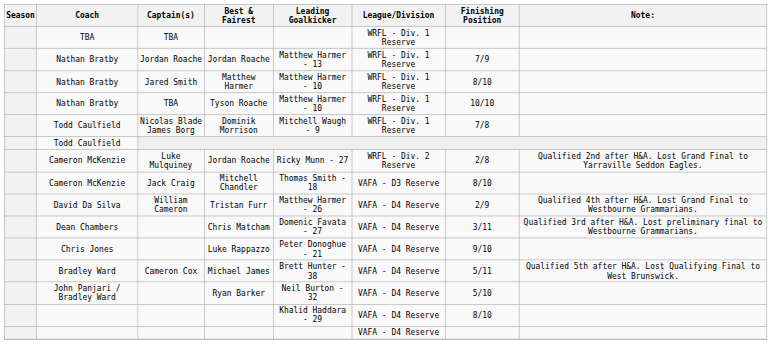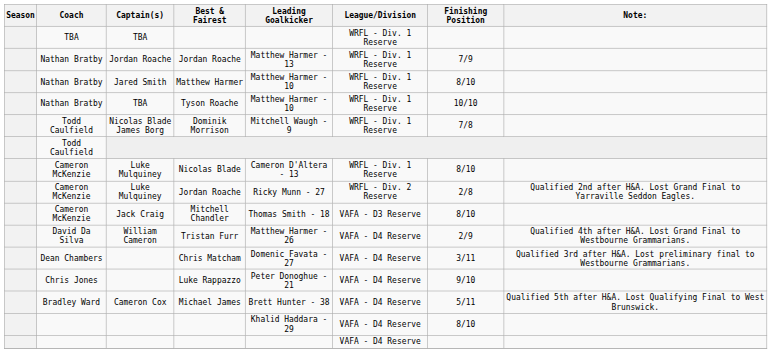+ row: (72, 170)
- row: (87, 293)
